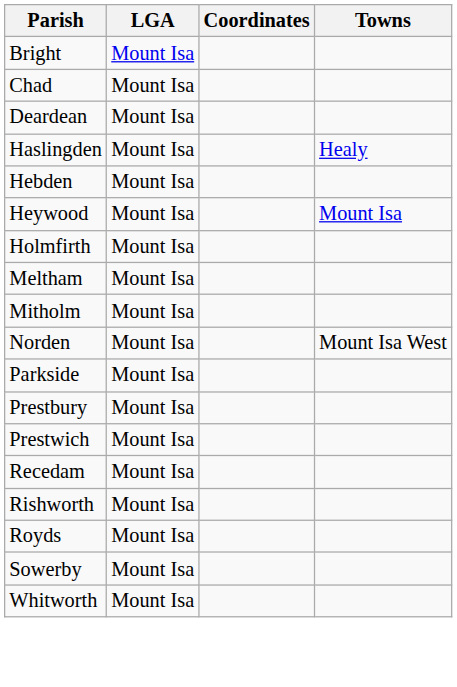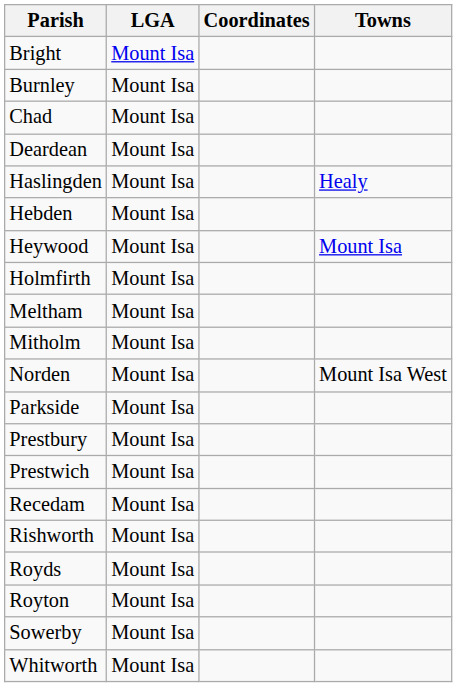+ row: (42, 85)
+ row: (39, 600)
